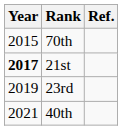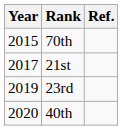(23, 64) bold -> (23, 64) normal
(23, 112) 2021 -> (23, 112) 2020
